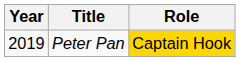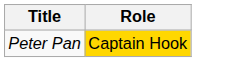- column: (26, 17)
